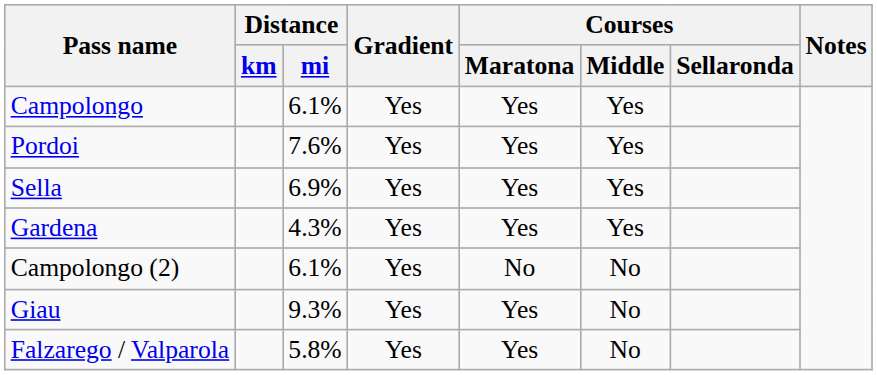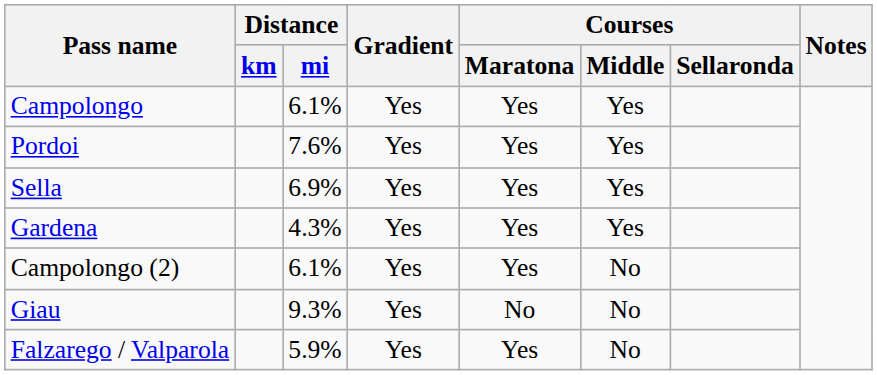(520, 268) No -> (520, 268) Yes
(520, 308) Yes -> (520, 308) No
(315, 349) 5.8% -> (315, 349) 5.9%
